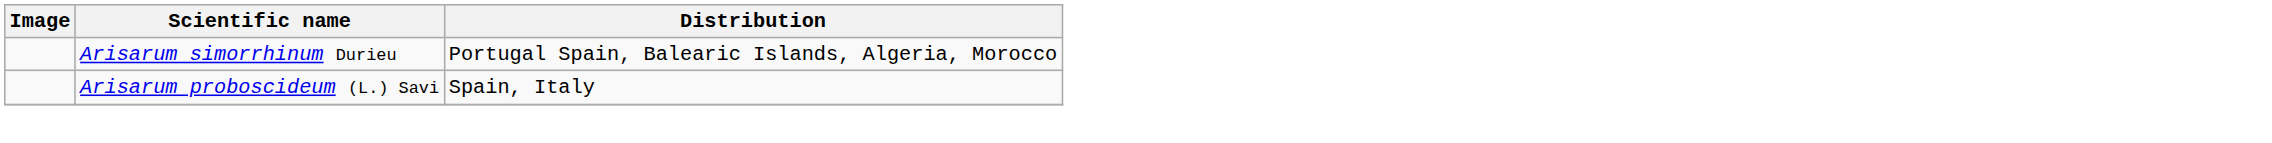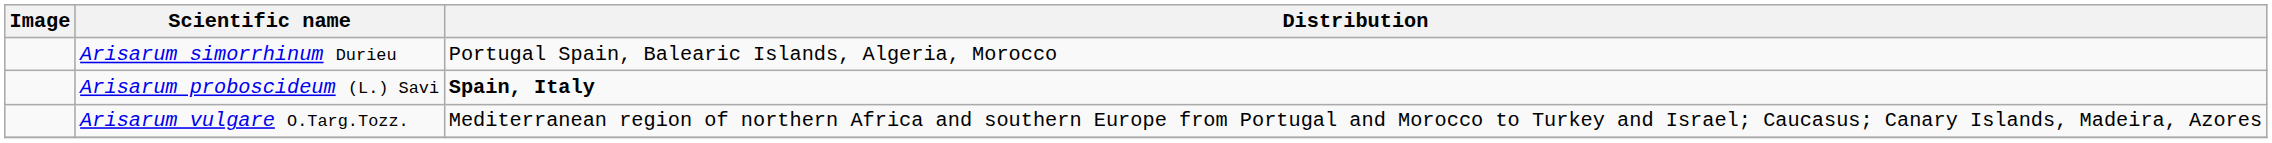(522, 87) normal -> (522, 87) bold
+ row: (244, 120)
